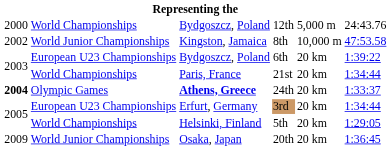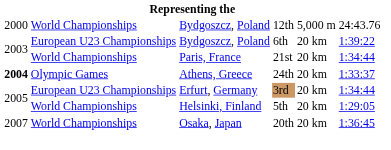- row: (280, 41)
(218, 90) bold -> (216, 74) normal
(16, 139) 2009 -> (16, 122) 2007
(100, 139) World Junior Championships -> (84, 122) World Championships
